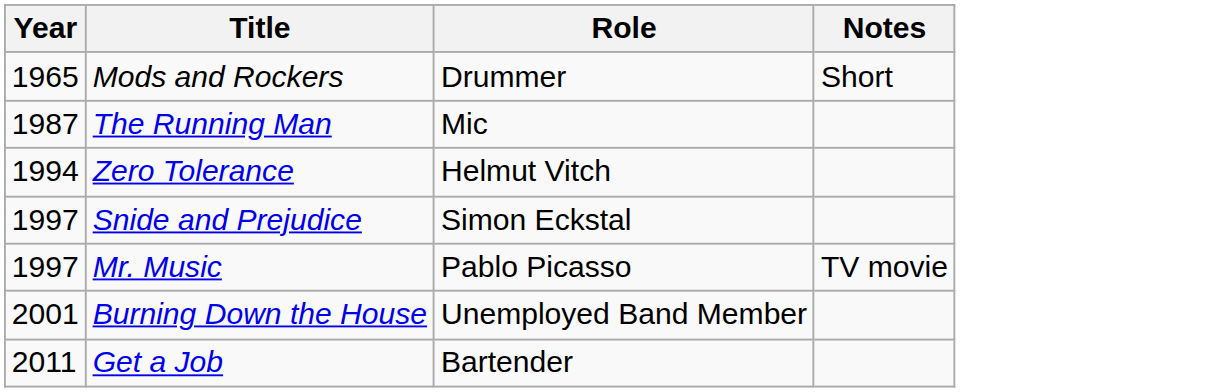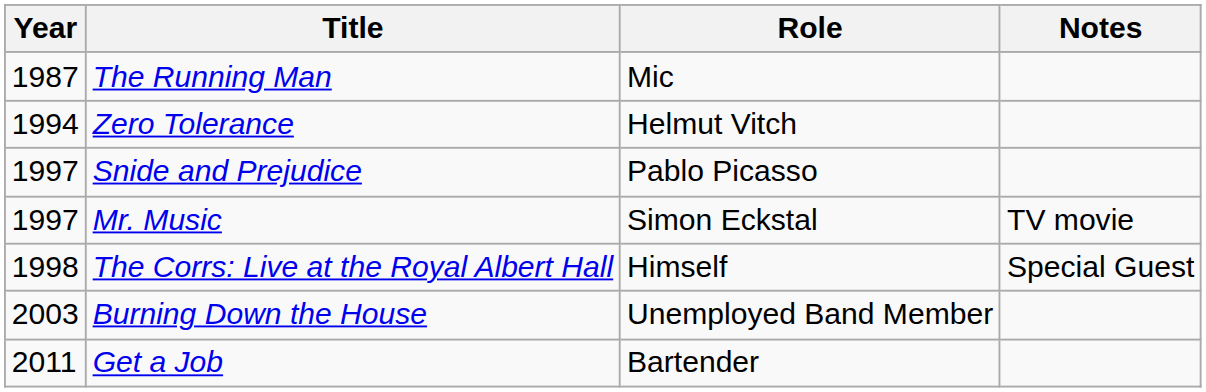- row: (218, 76)
(536, 219) Simon Eckstal -> (722, 171) Pablo Picasso
(536, 266) Pablo Picasso -> (722, 219) Simon Eckstal
+ row: (353, 266)
(45, 314) 2001 -> (45, 314) 2003
